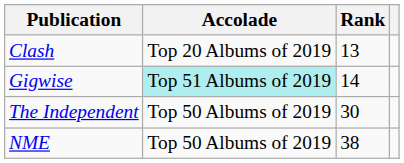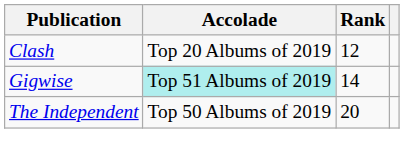(350, 50) 13 -> (350, 50) 12
(350, 111) 30 -> (350, 111) 20
- row: (30, 142)
